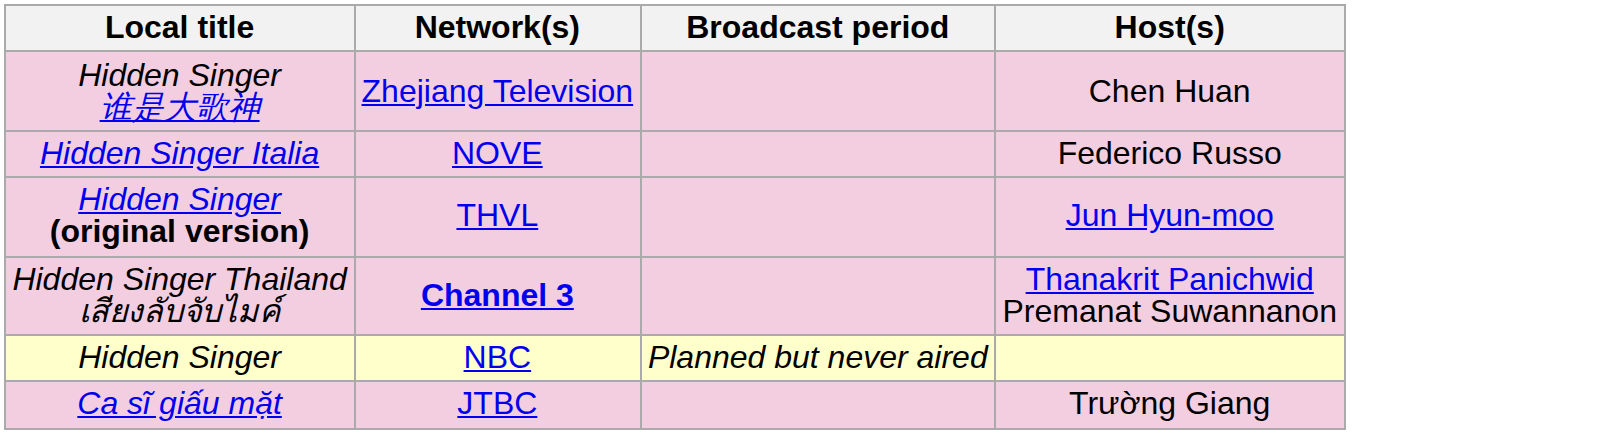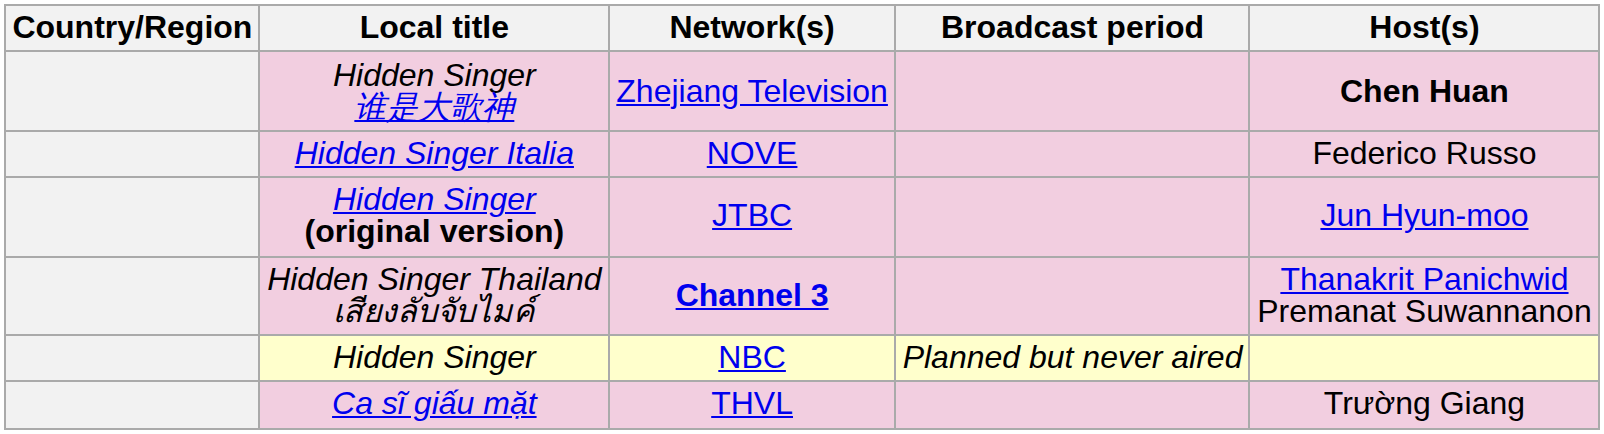+ column: (132, 27)
(1170, 90) normal -> (1424, 90) bold
(497, 216) THVL -> (752, 216) JTBC
(497, 404) JTBC -> (752, 404) THVL
